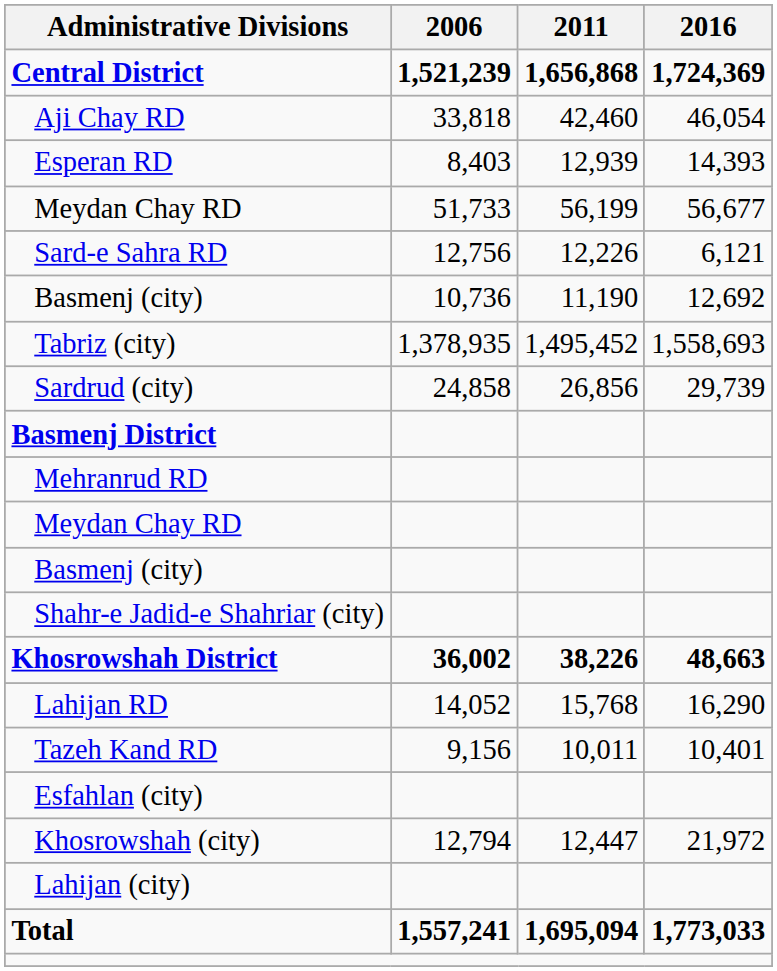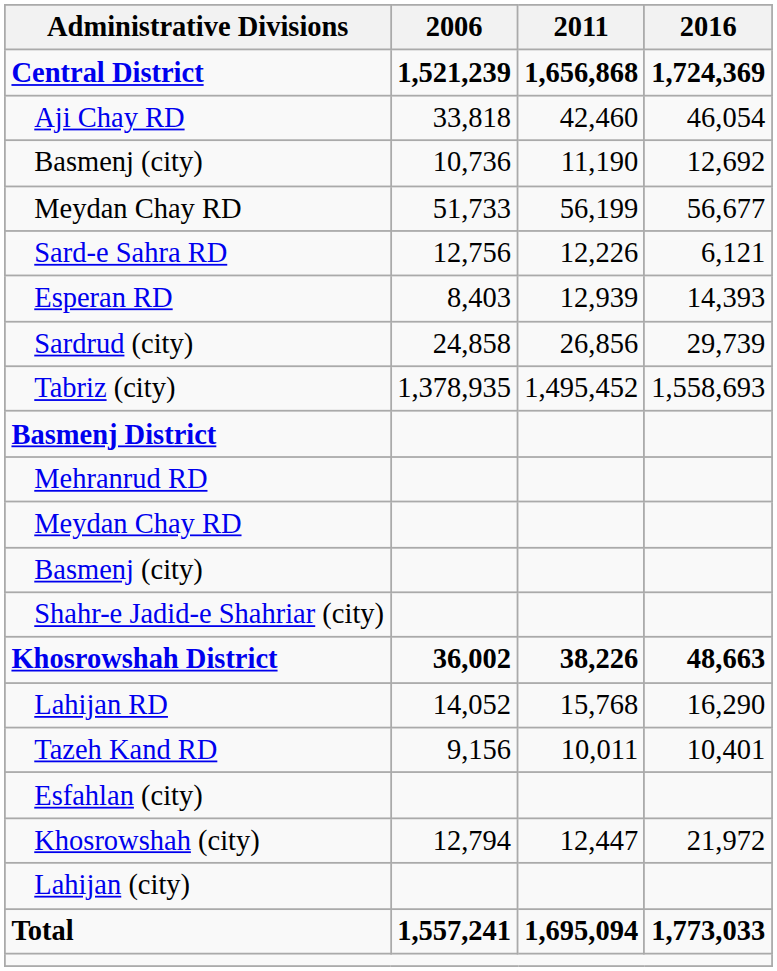rows swapped: (103, 162) <-> (118, 298)
rows swapped: (114, 388) <-> (105, 343)
